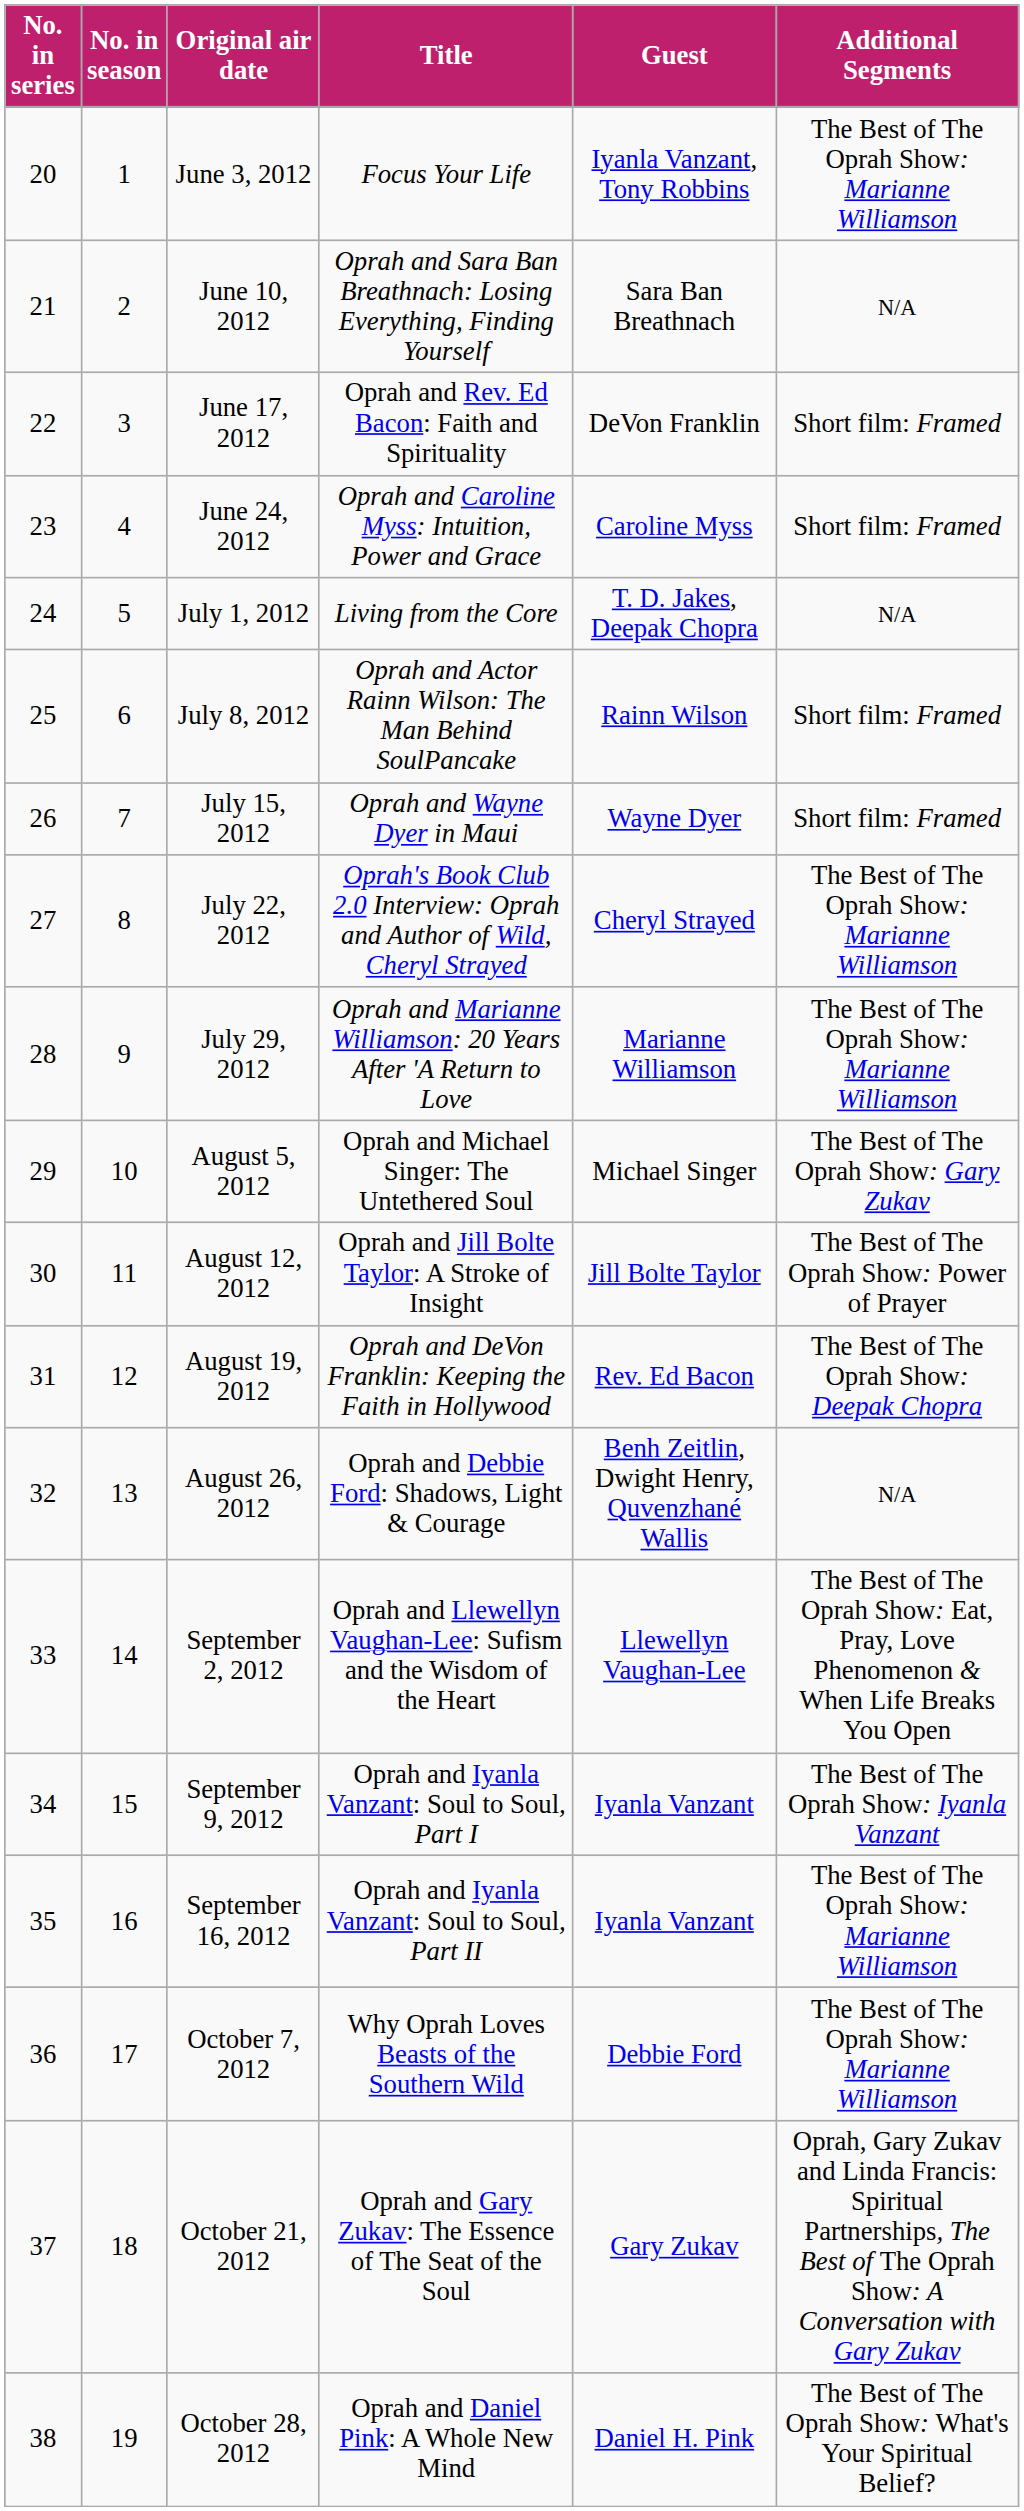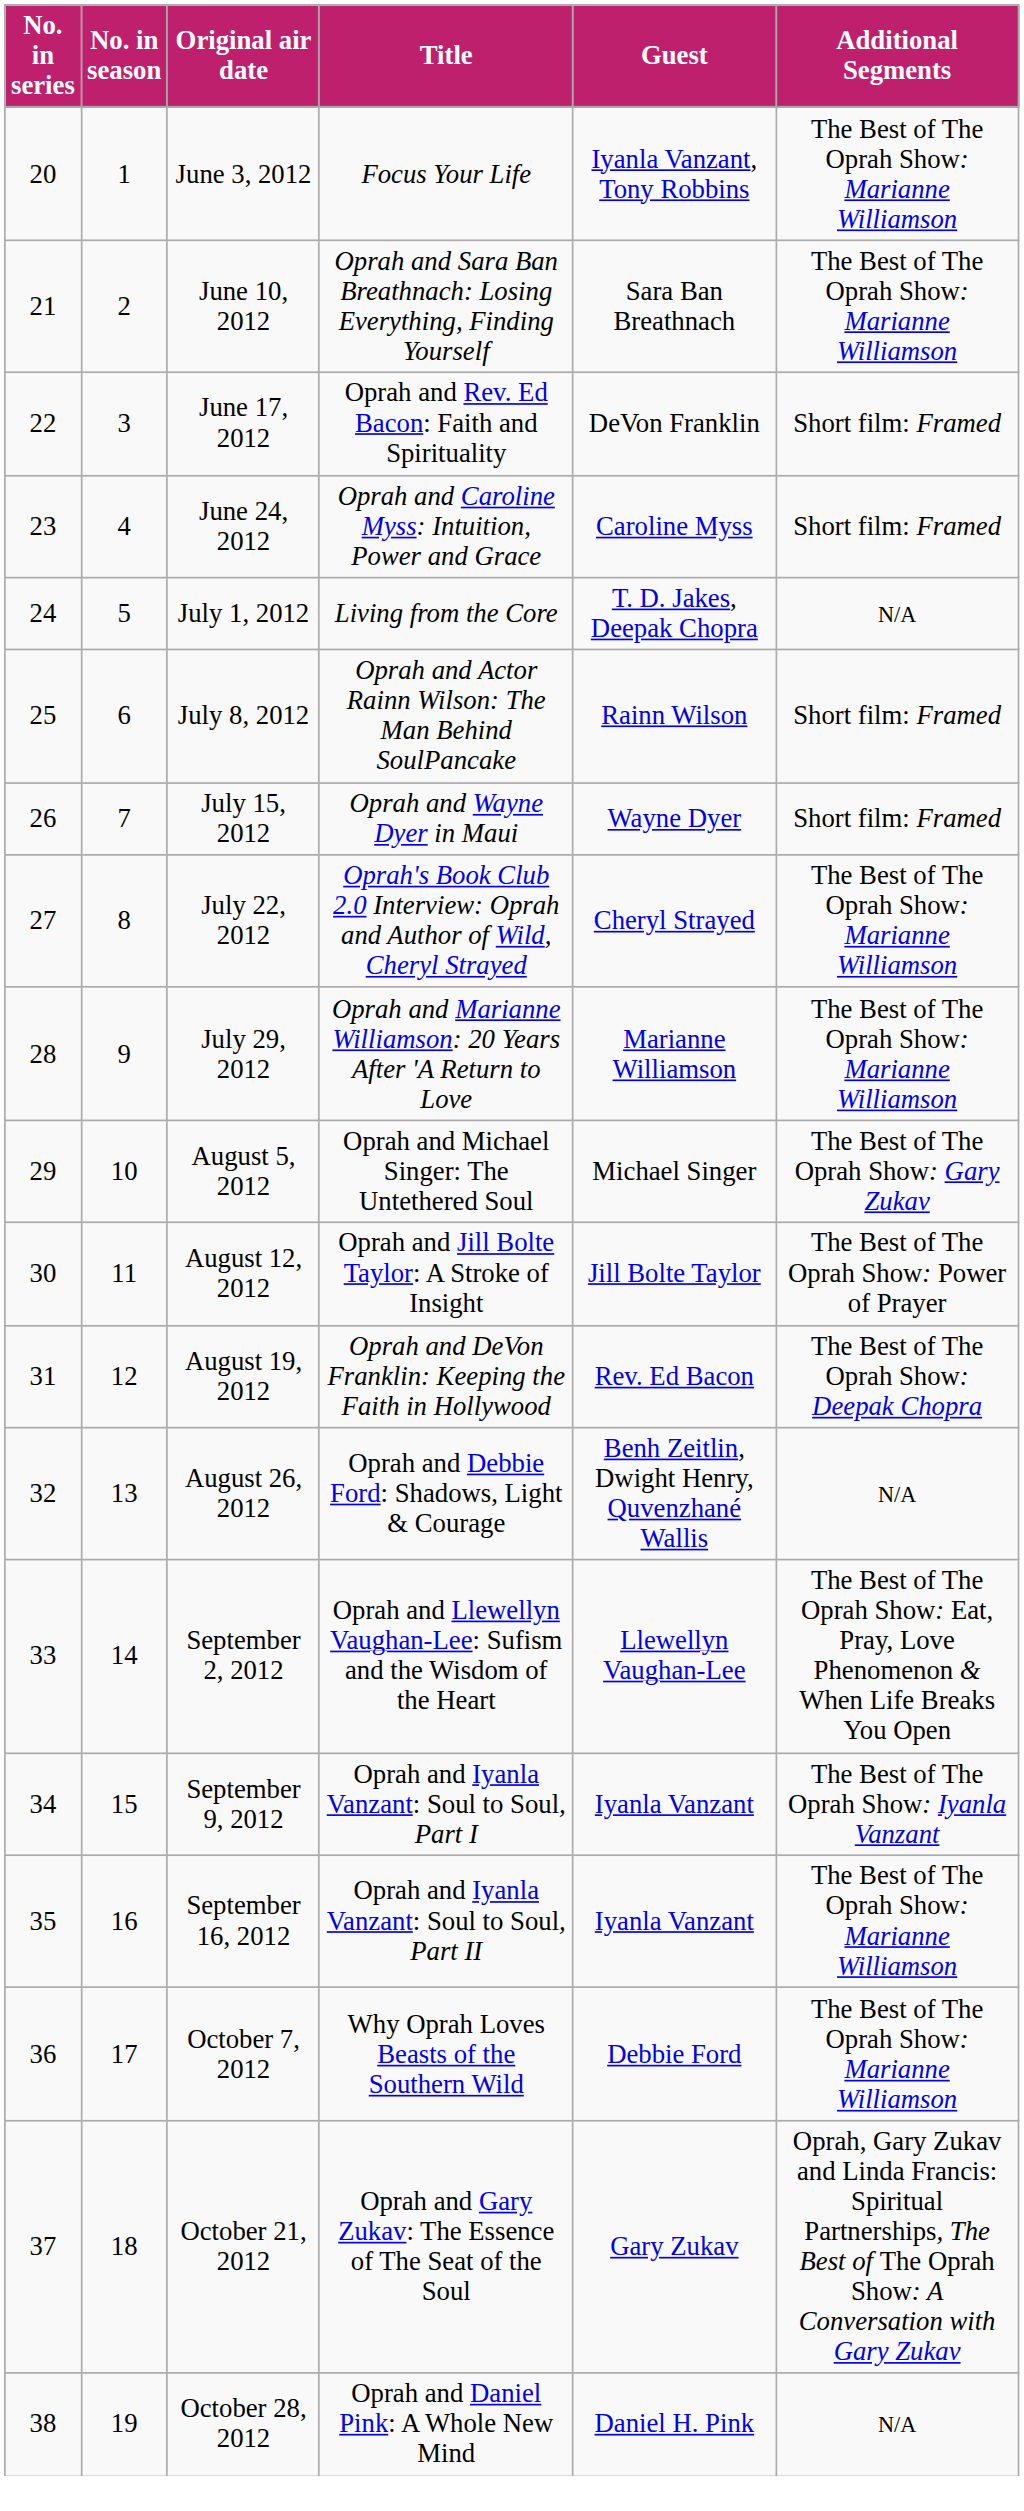(897, 305) N/A -> (897, 305) The Best of The Oprah Show: Marianne Williamson
(897, 2439) The Best of The Oprah Show: What's Your Spiritual Belief? -> (897, 2424) N/A
